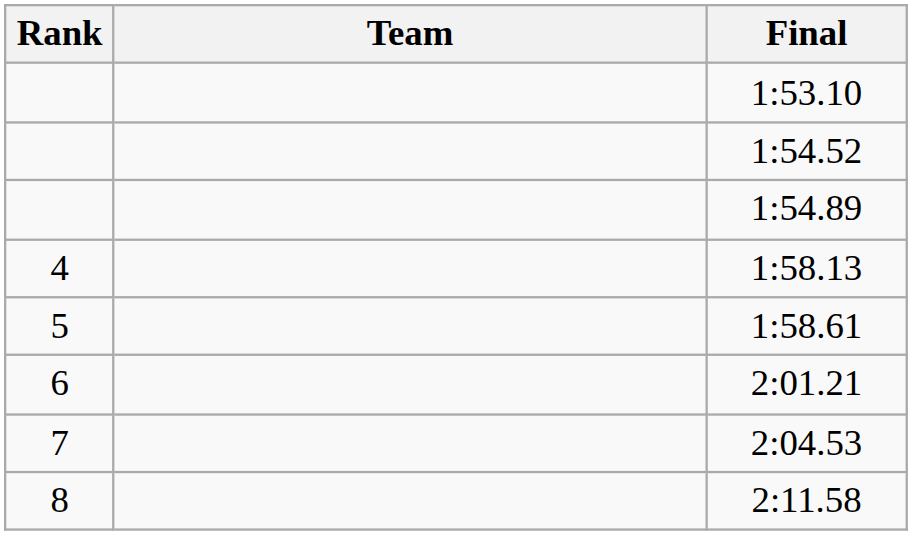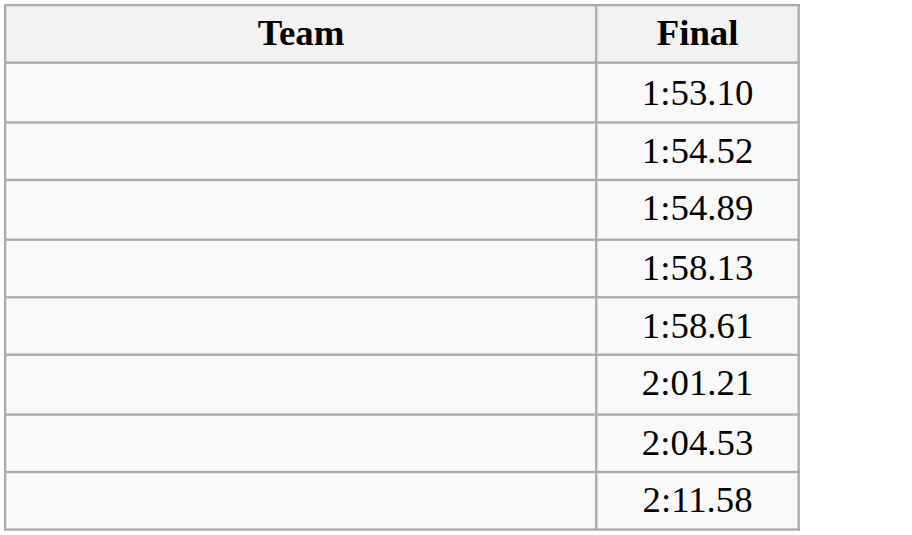- column: (60, 33)
